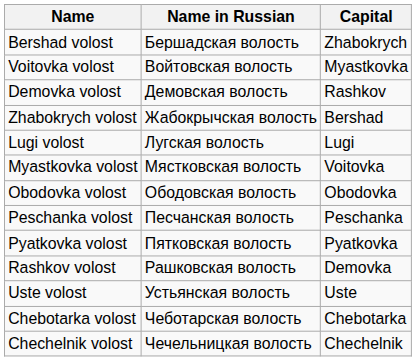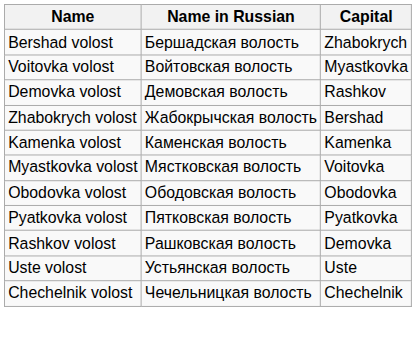+ row: (64, 142)
- row: (46, 142)
- row: (70, 218)
- row: (72, 318)
